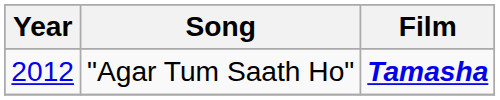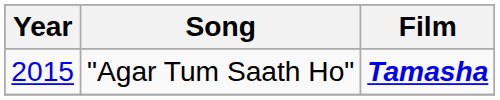(43, 71) 2012 -> (43, 71) 2015
